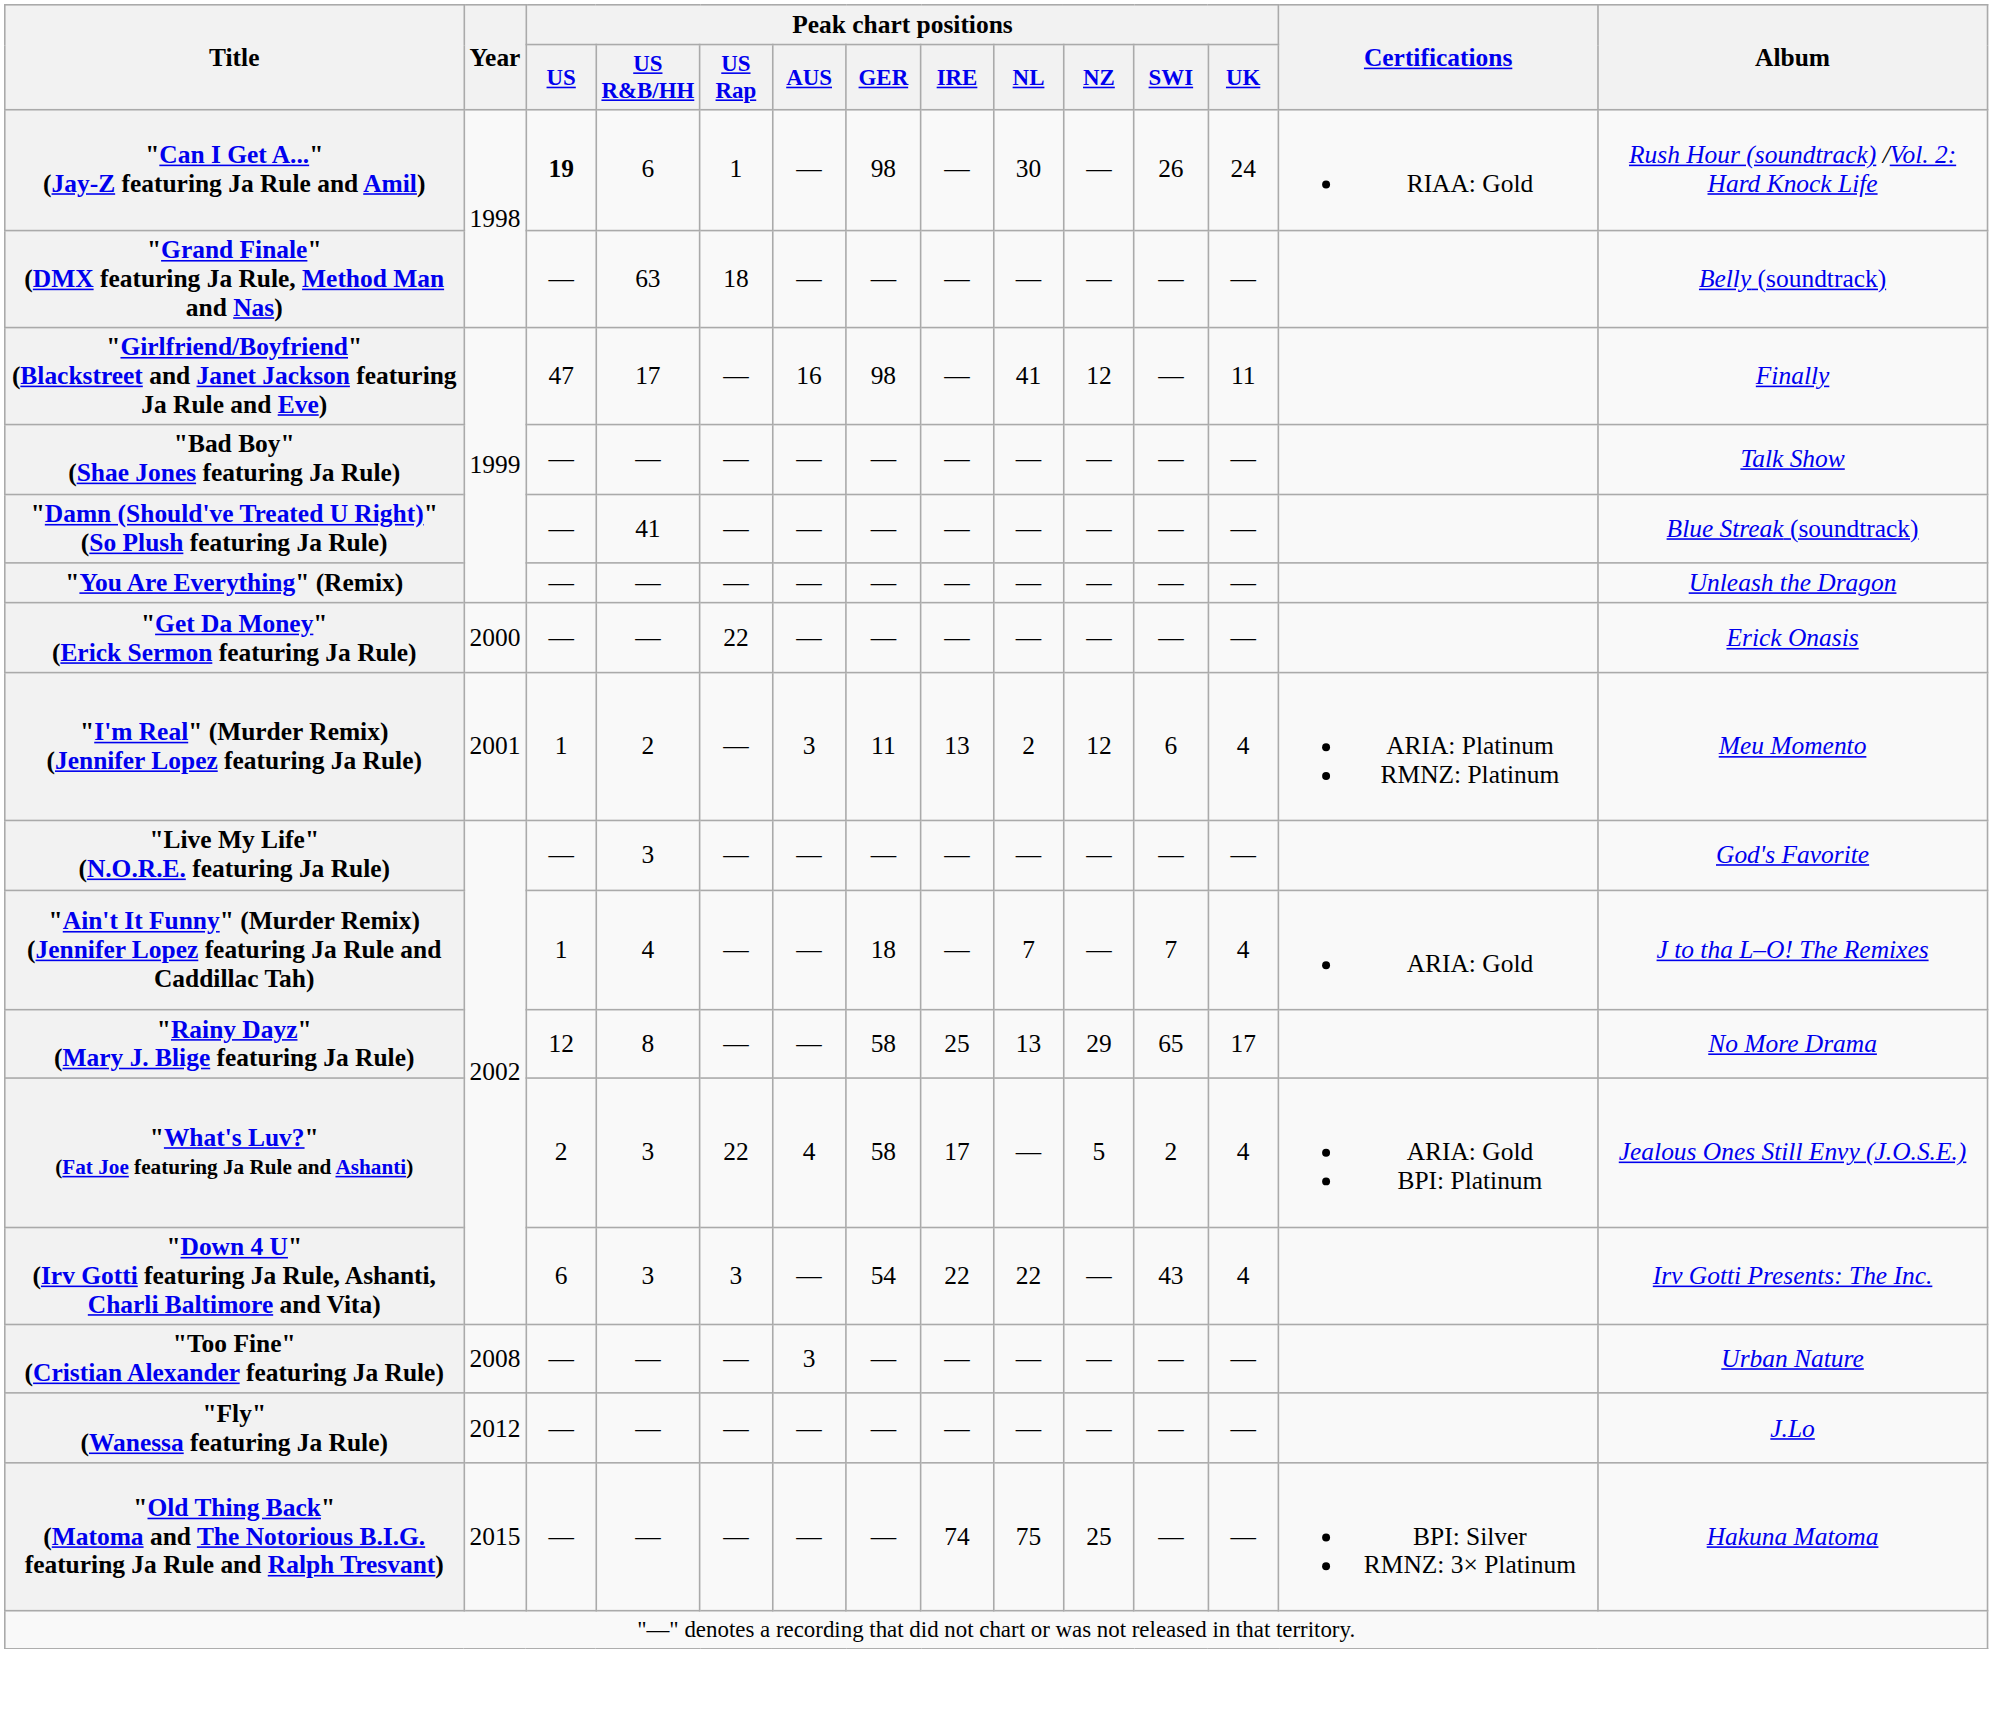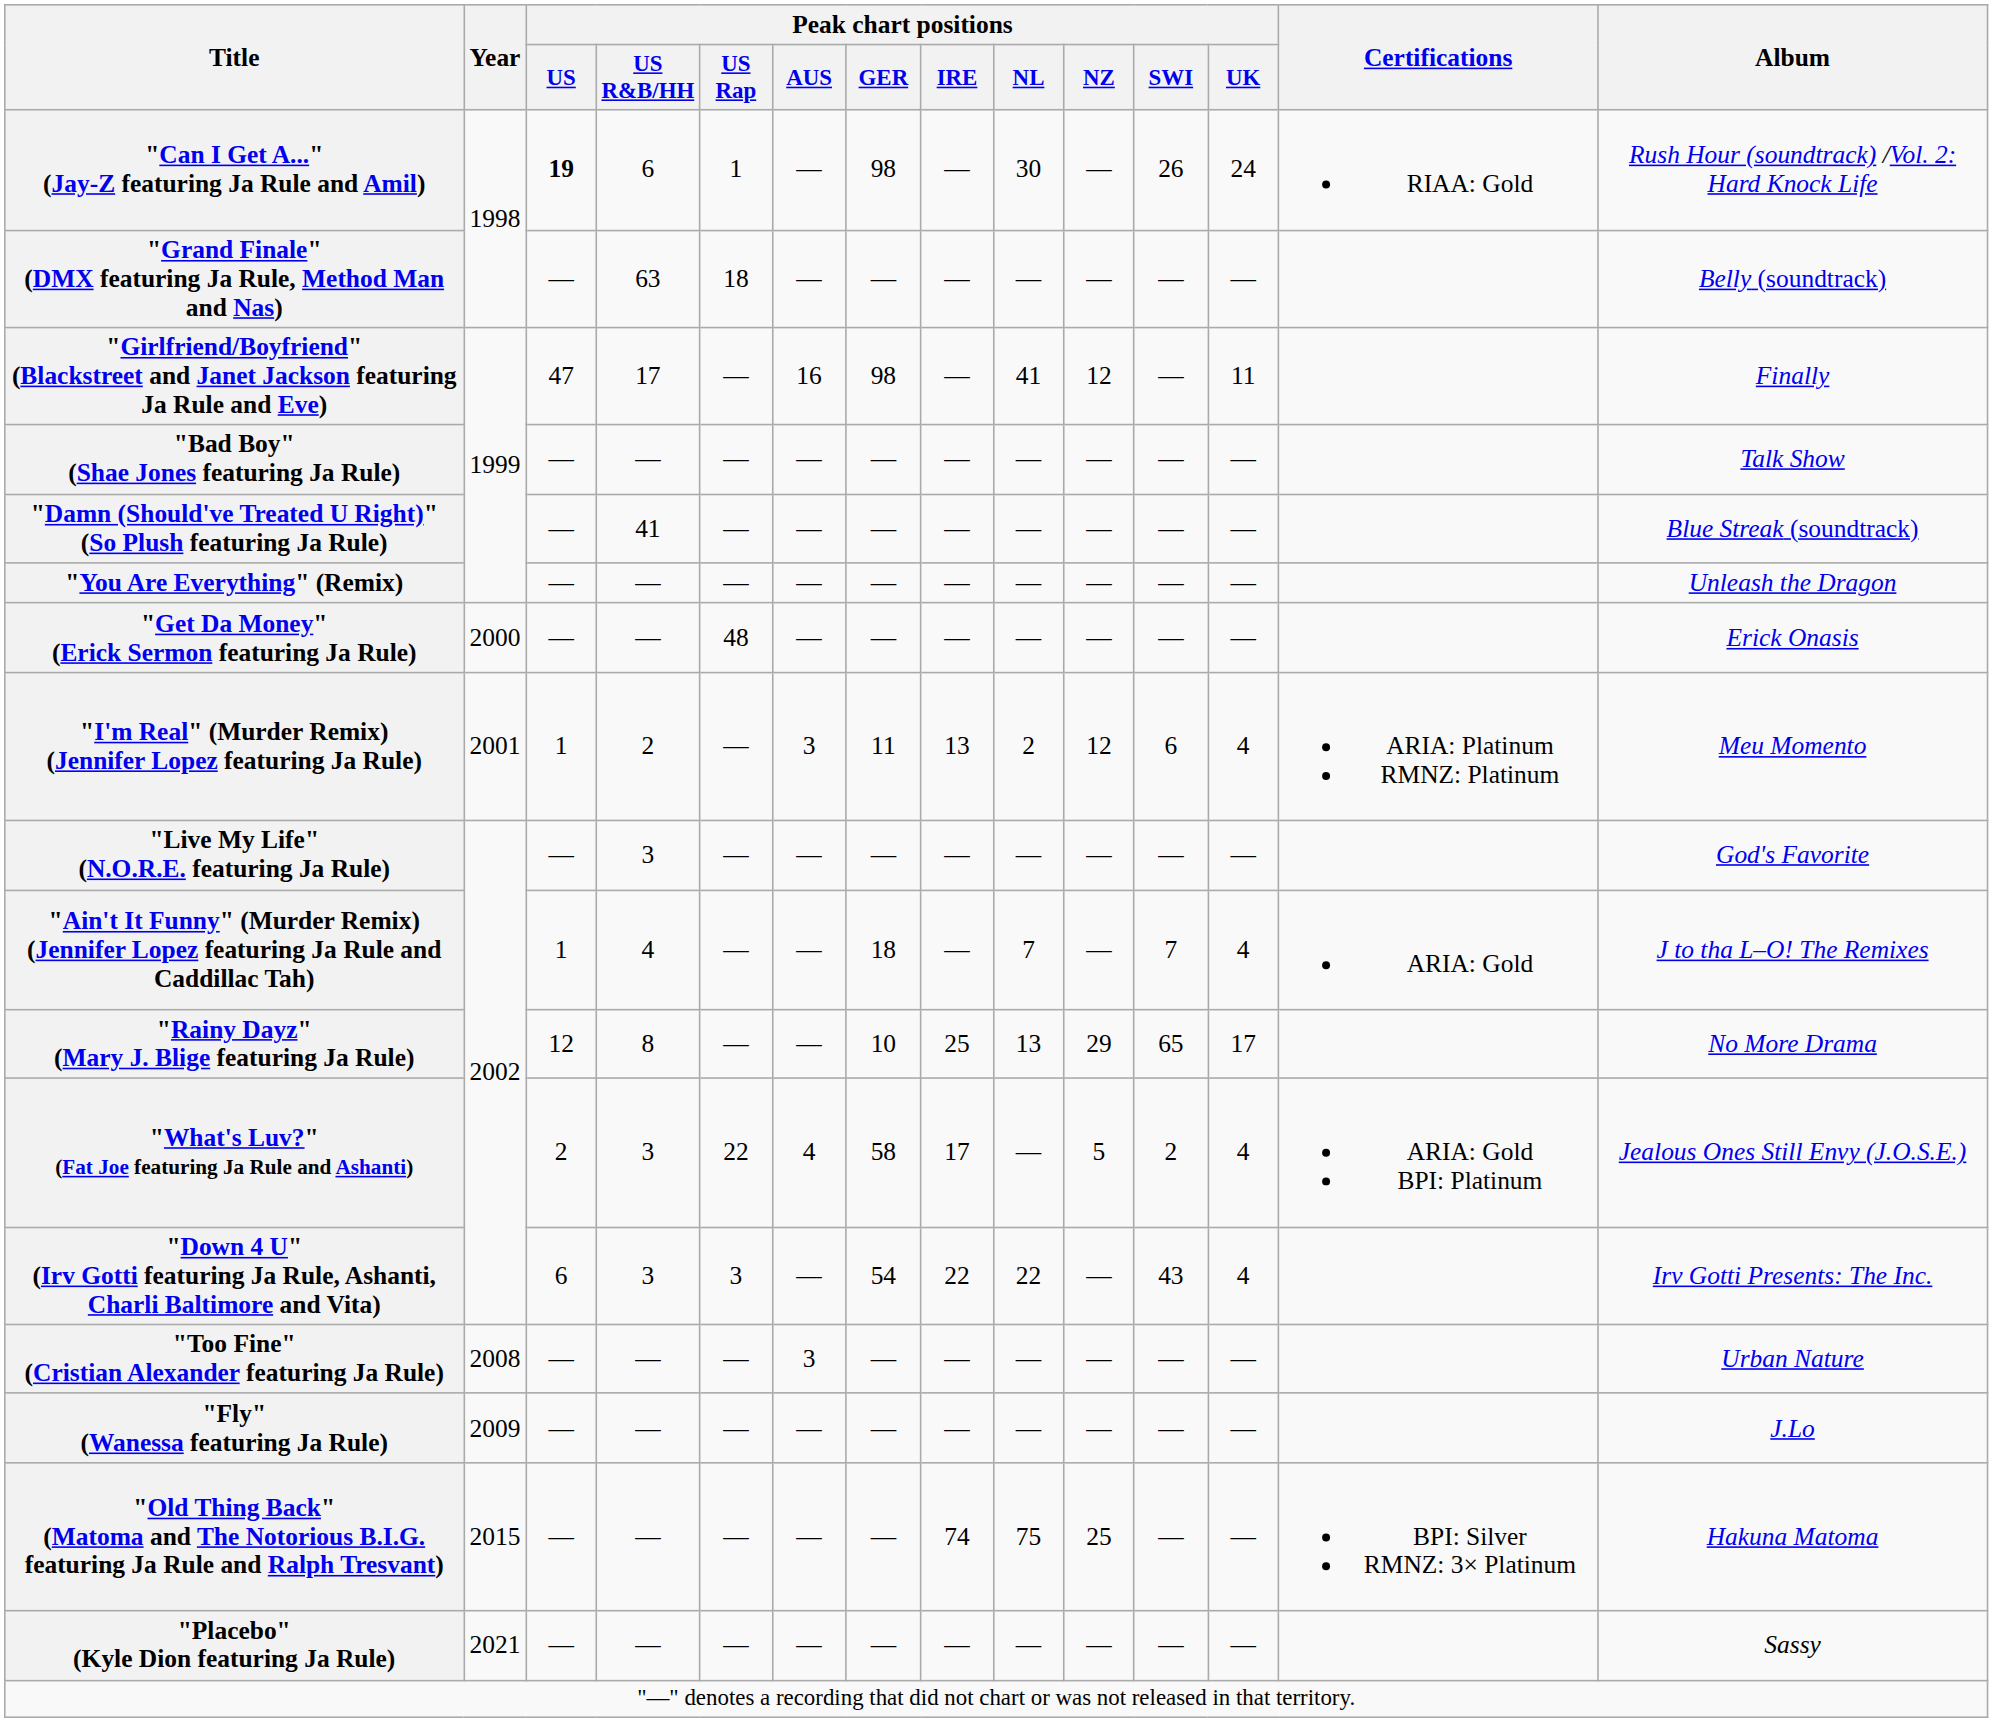(736, 637) 22 -> (736, 637) 48
(883, 1043) 58 -> (883, 1043) 10
(495, 1427) 2012 -> (495, 1427) 2009
+ row: (234, 1645)
